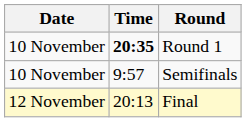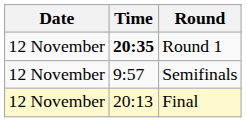(57, 46) 10 November -> (57, 46) 12 November
(57, 74) 10 November -> (57, 74) 12 November
